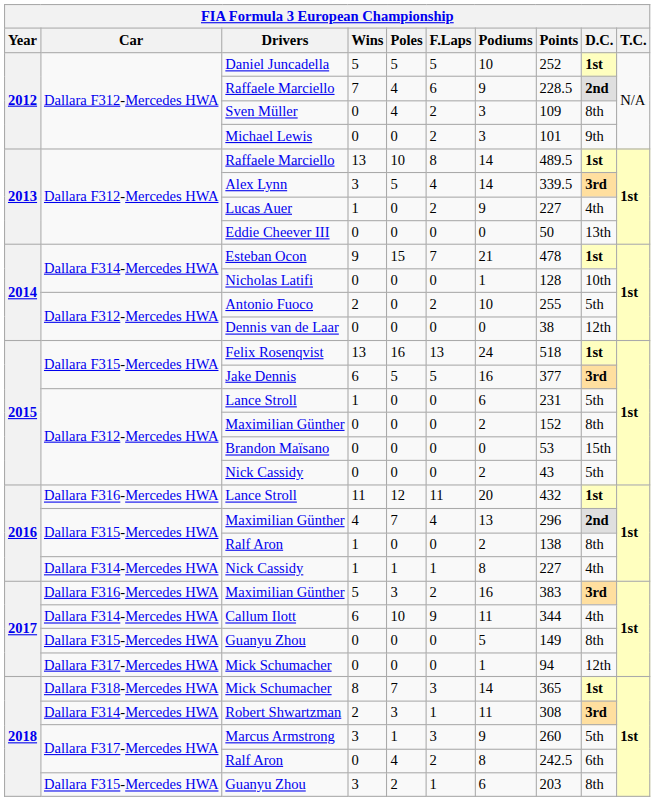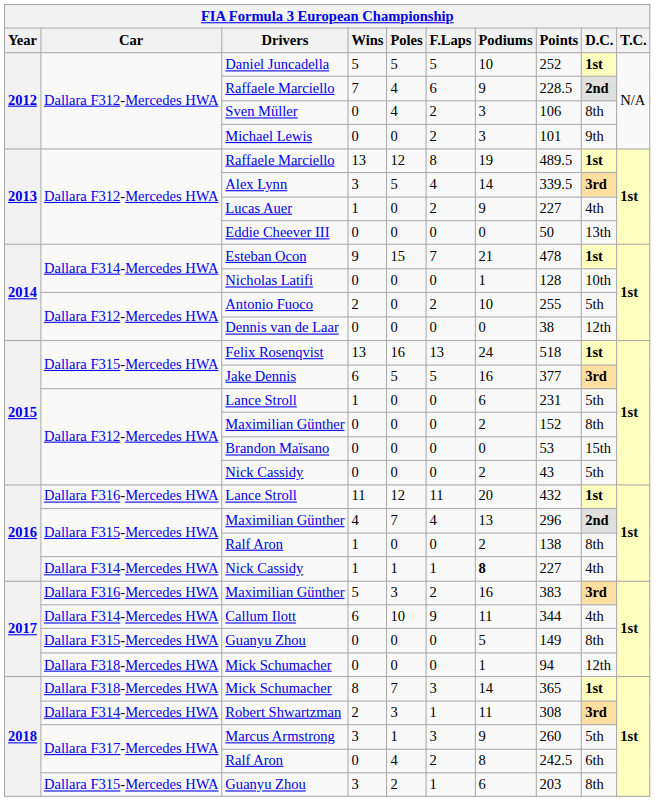(550, 112) 109 -> (550, 112) 106
(398, 160) 10 -> (398, 160) 12
(486, 160) 14 -> (486, 160) 19
(482, 568) normal -> (482, 568) bold
(131, 664) Dallara F317-Mercedes HWA -> (131, 664) Dallara F318-Mercedes HWA
